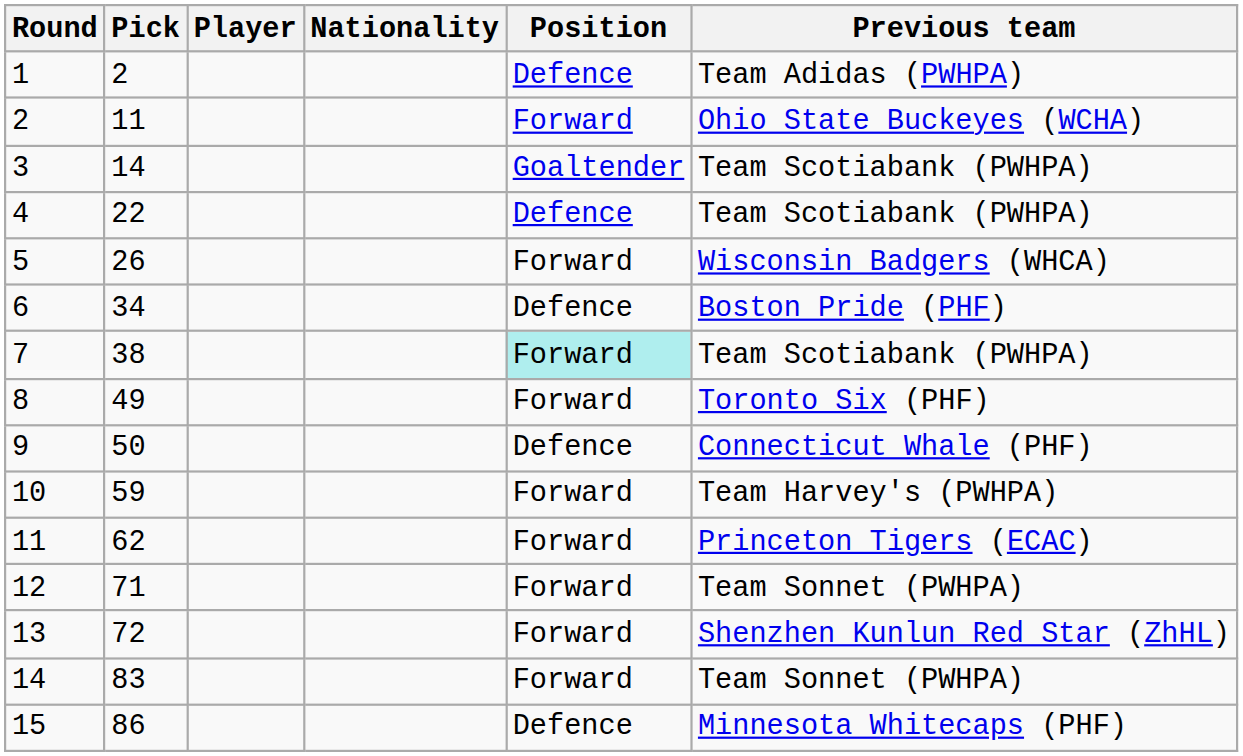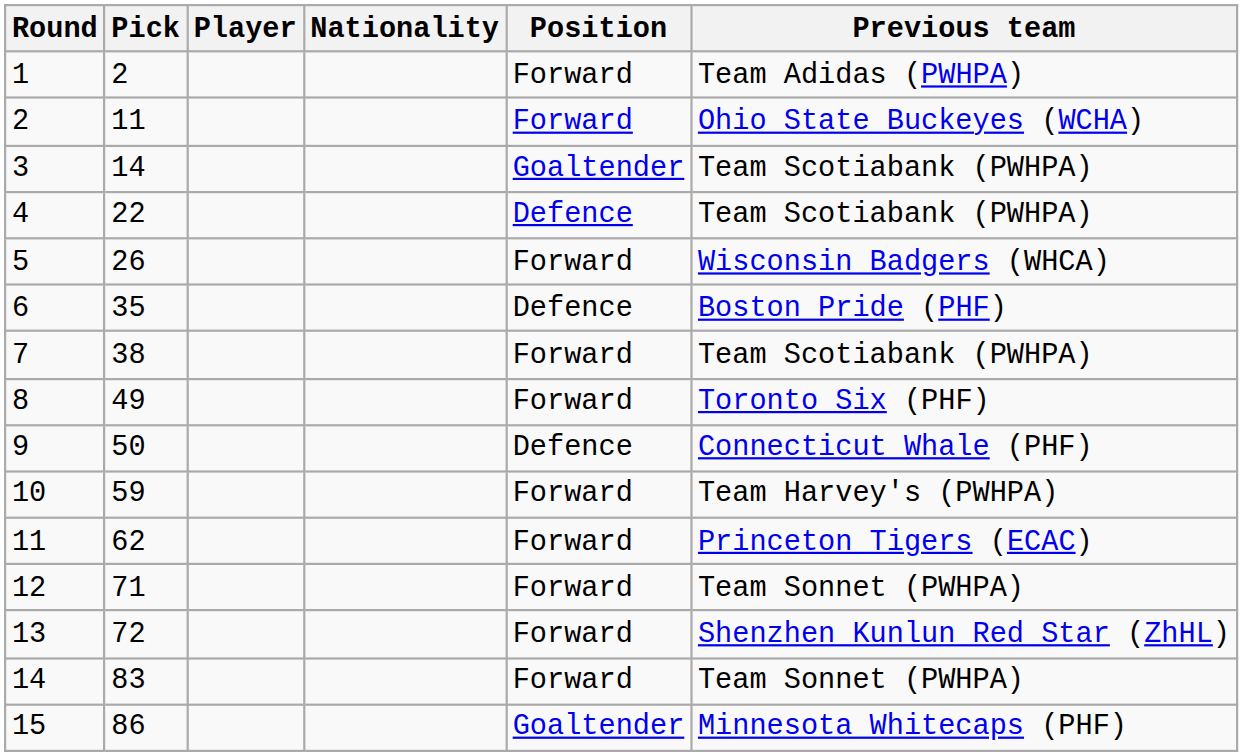(573, 75) Defence -> (573, 75) Forward
(129, 308) 34 -> (129, 308) 35
(573, 355) paleturquoise background -> (573, 355) no background
(573, 728) Defence -> (598, 728) Goaltender
